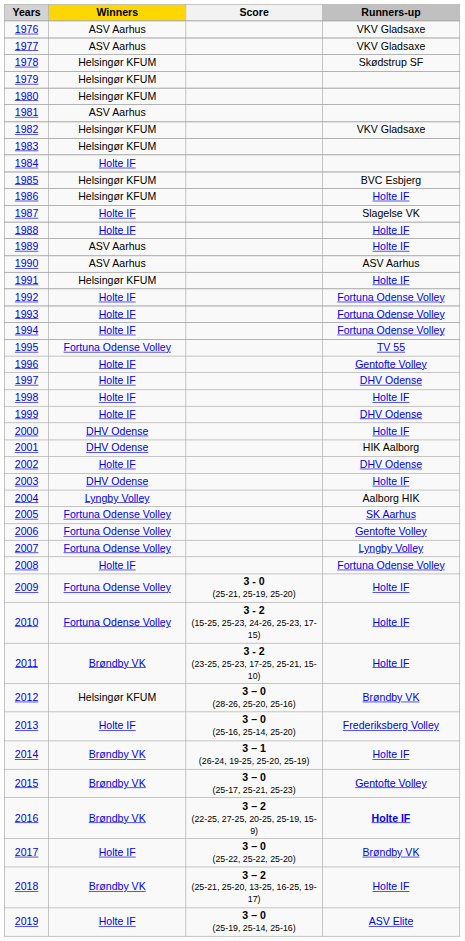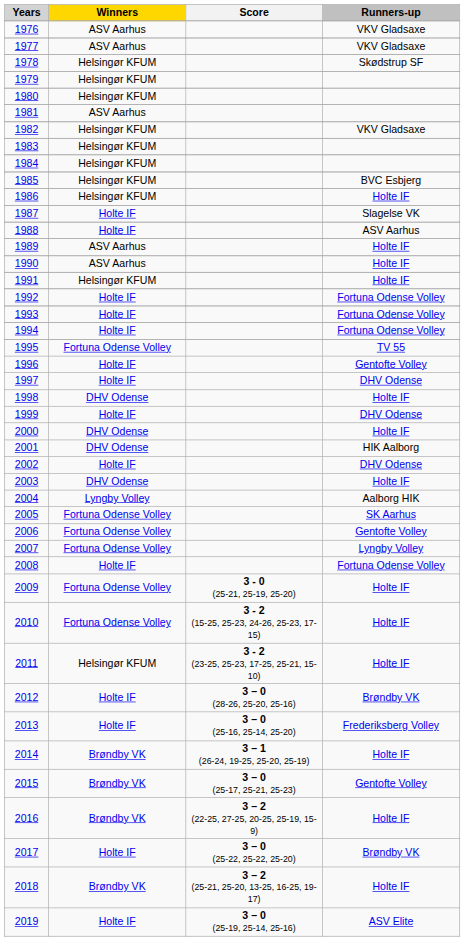(117, 163) Holte IF -> (117, 163) Helsingør KFUM
(391, 230) Holte IF -> (391, 230) ASV Aarhus
(391, 264) ASV Aarhus -> (391, 264) Holte IF
(117, 398) Holte IF -> (117, 398) DHV Odense
(117, 663) Brøndby VK -> (117, 663) Helsingør KFUM
(117, 697) Helsingør KFUM -> (117, 697) Holte IF
(391, 818) bold -> (391, 818) normal
